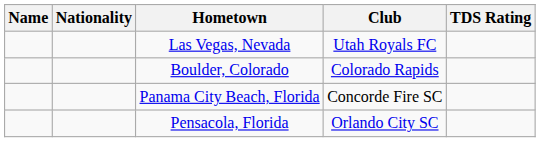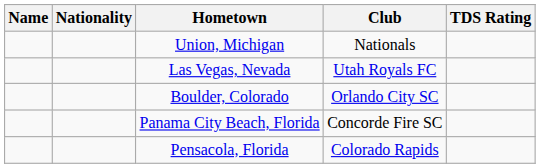+ row: (230, 44)
(385, 70) Colorado Rapids -> (385, 97) Orlando City SC
(385, 123) Orlando City SC -> (385, 149) Colorado Rapids
